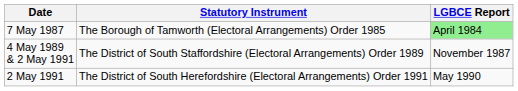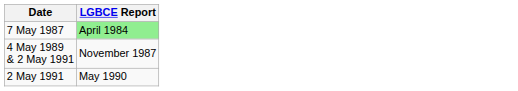- column: (253, 13)
